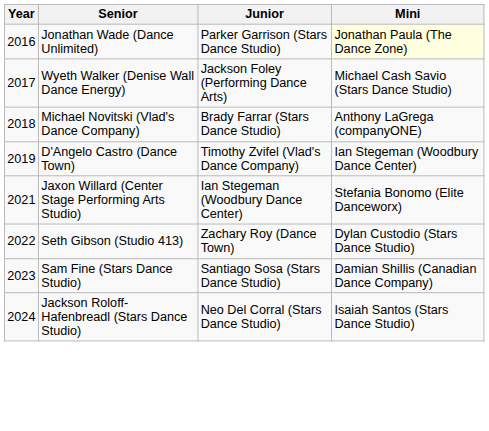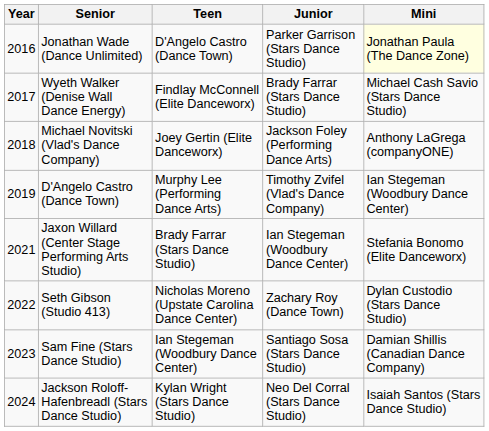+ column: (208, 14)
(254, 83) Jackson Foley (Performing Dance Arts) -> (303, 97) Brady Farrar (Stars Dance Studio)
(255, 124) Brady Farrar (Stars Dance Studio) -> (306, 145) Jackson Foley (Performing Dance Arts)
